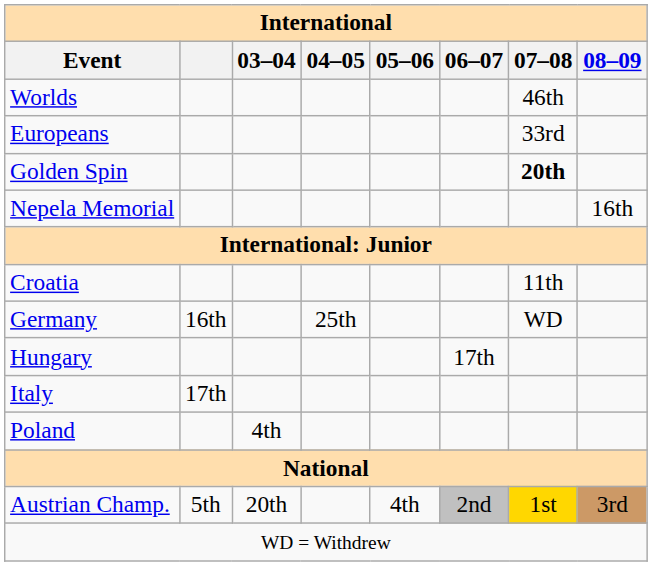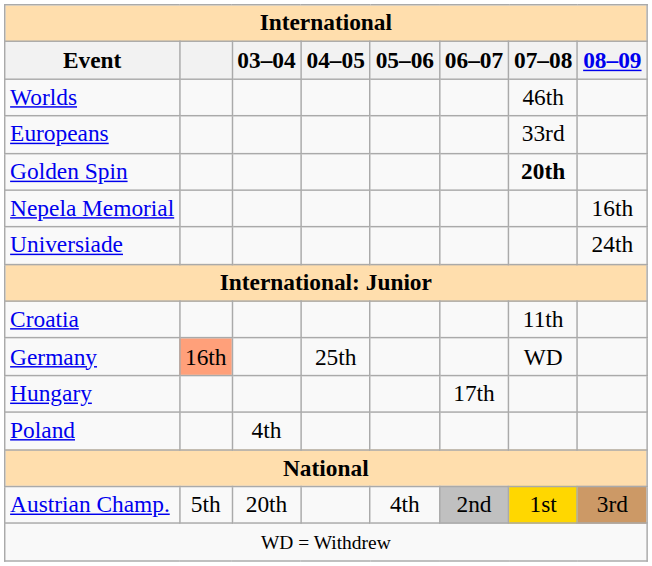+ row: (67, 245)
(206, 319) no background -> (206, 356) lightsalmon background
- row: (32, 393)
